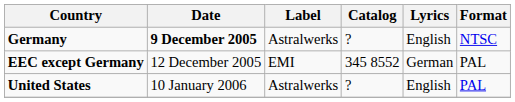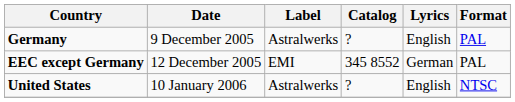(204, 39) bold -> (202, 39) normal
(478, 39) NTSC -> (473, 39) PAL
(473, 85) PAL -> (478, 85) NTSC
